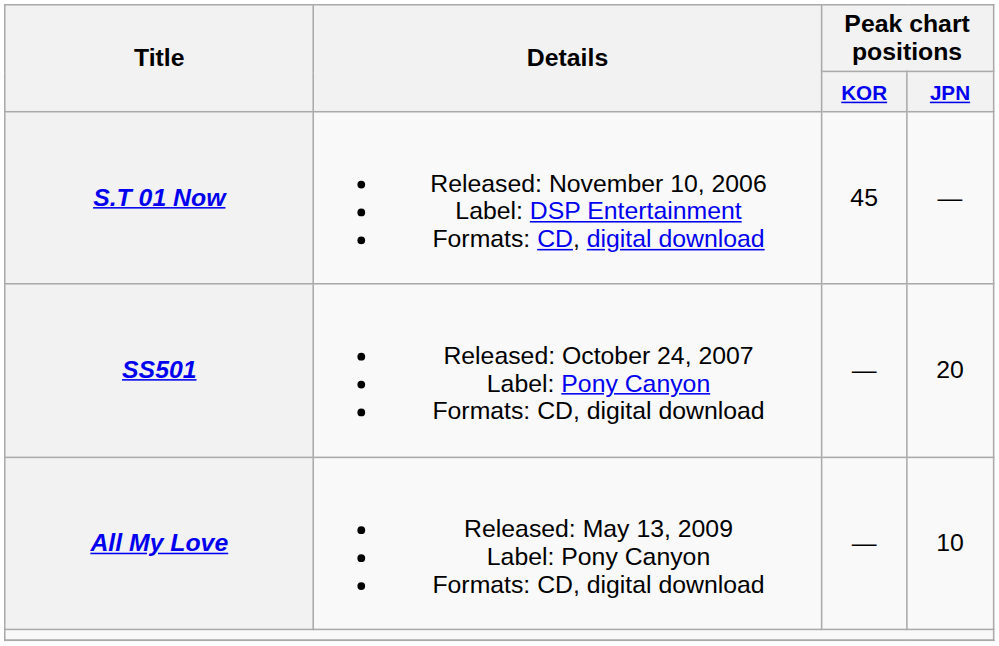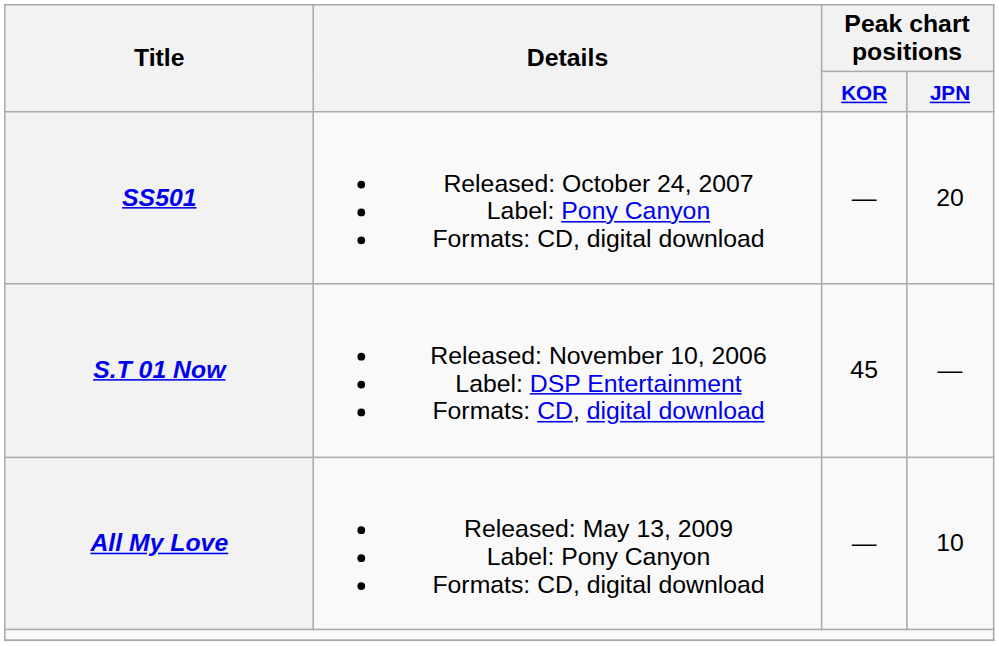rows swapped: (159, 197) <-> (159, 370)
